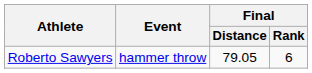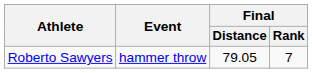(289, 58) 6 -> (289, 58) 7
